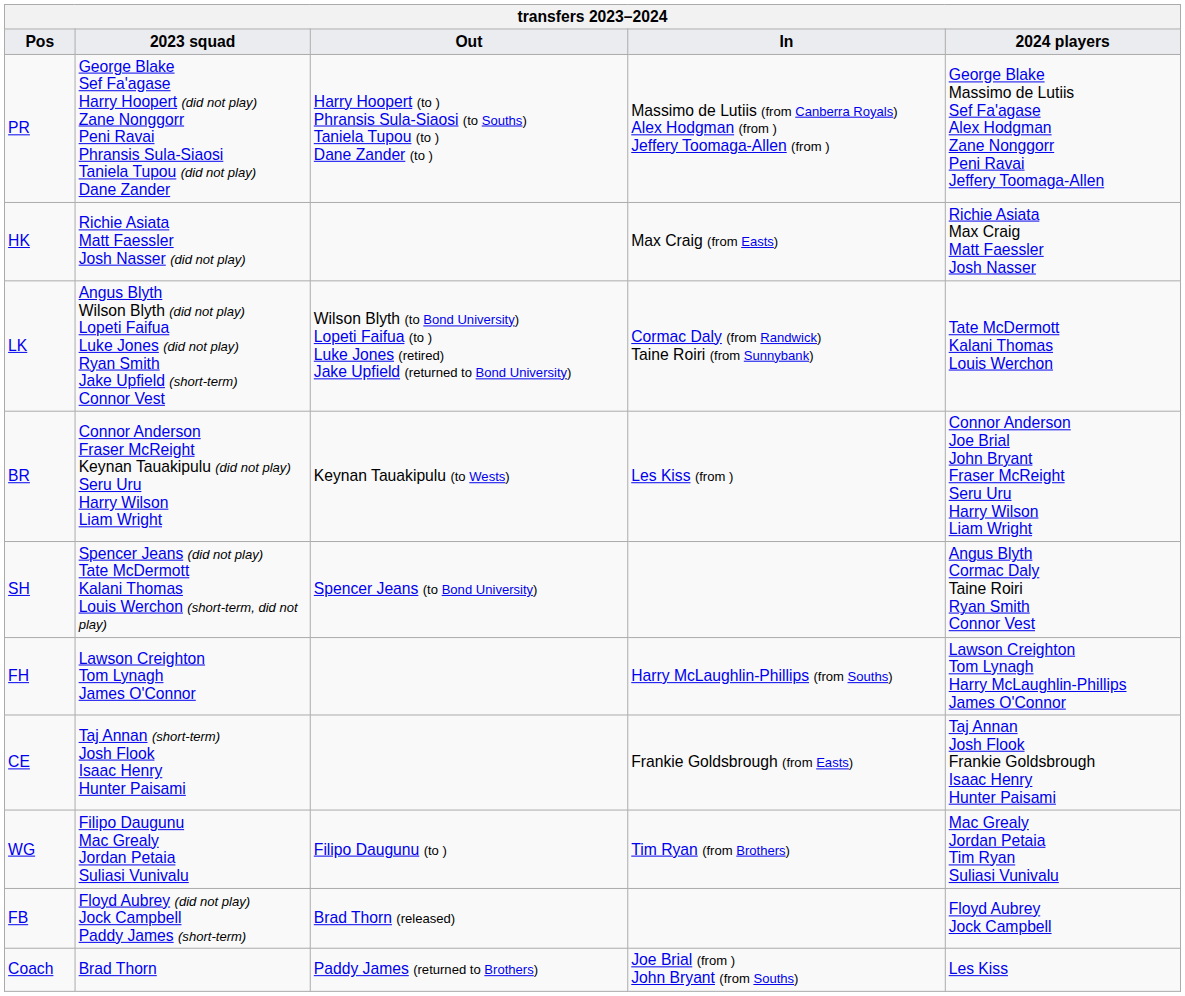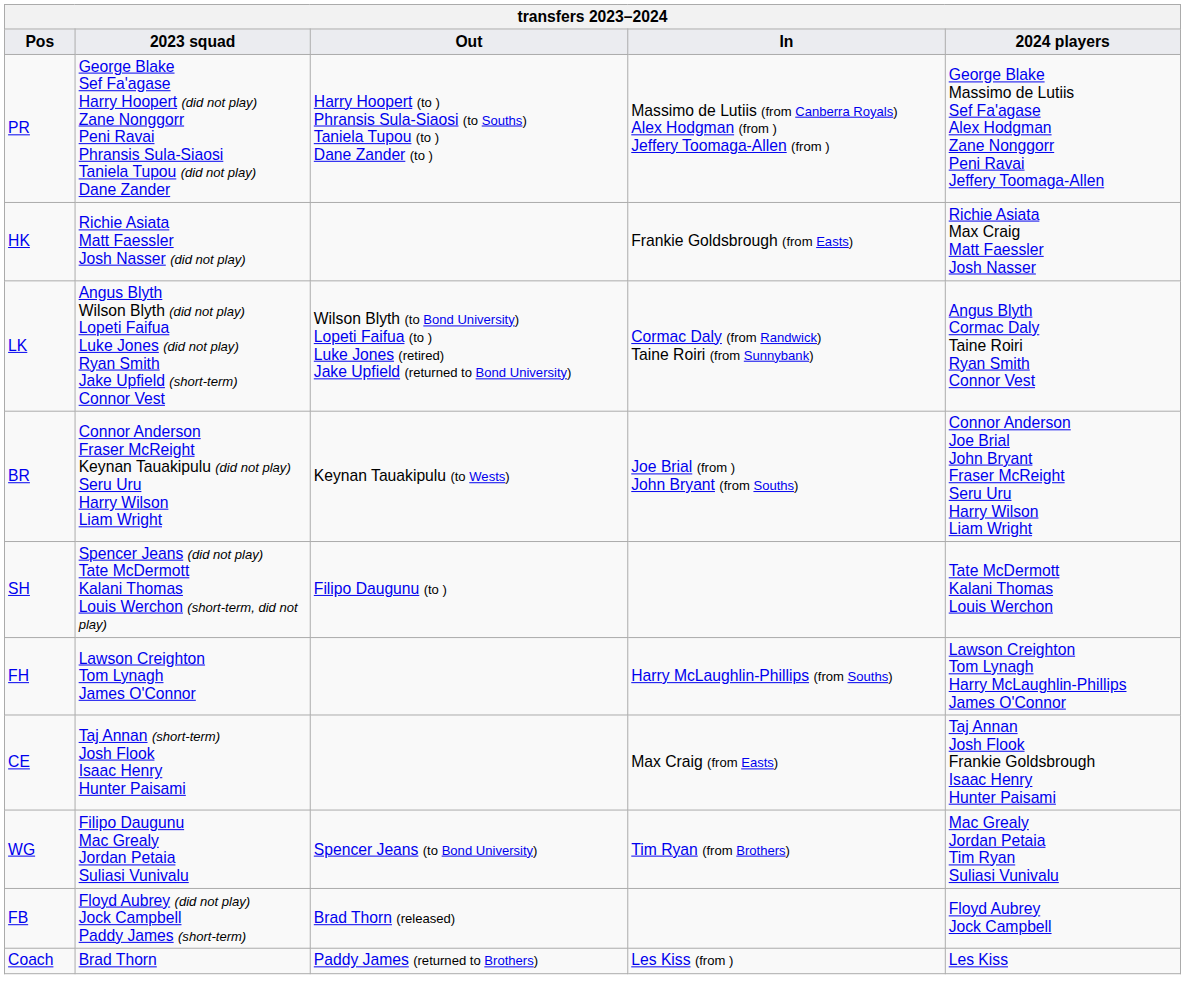(705, 241) Max Craig (from Easts) -> (742, 241) Frankie Goldsbrough (from Easts)
(1004, 345) Tate McDermott Kalani Thomas Louis Werchon -> (994, 345) Angus Blyth Cormac Daly Taine Roiri Ryan Smith Connor Vest
(682, 476) Les Kiss (from ) -> (715, 476) Joe Brial (from ) John Bryant (from Souths)
(426, 589) Spencer Jeans (to Bond University) -> (380, 589) Filipo Daugunu (to )
(994, 589) Angus Blyth Cormac Daly Taine Roiri Ryan Smith Connor Vest -> (1004, 589) Tate McDermott Kalani Thomas Louis Werchon
(742, 762) Frankie Goldsbrough (from Easts) -> (705, 762) Max Craig (from Easts)
(380, 849) Filipo Daugunu (to ) -> (426, 849) Spencer Jeans (to Bond University)
(715, 969) Joe Brial (from ) John Bryant (from Souths) -> (682, 960) Les Kiss (from )
